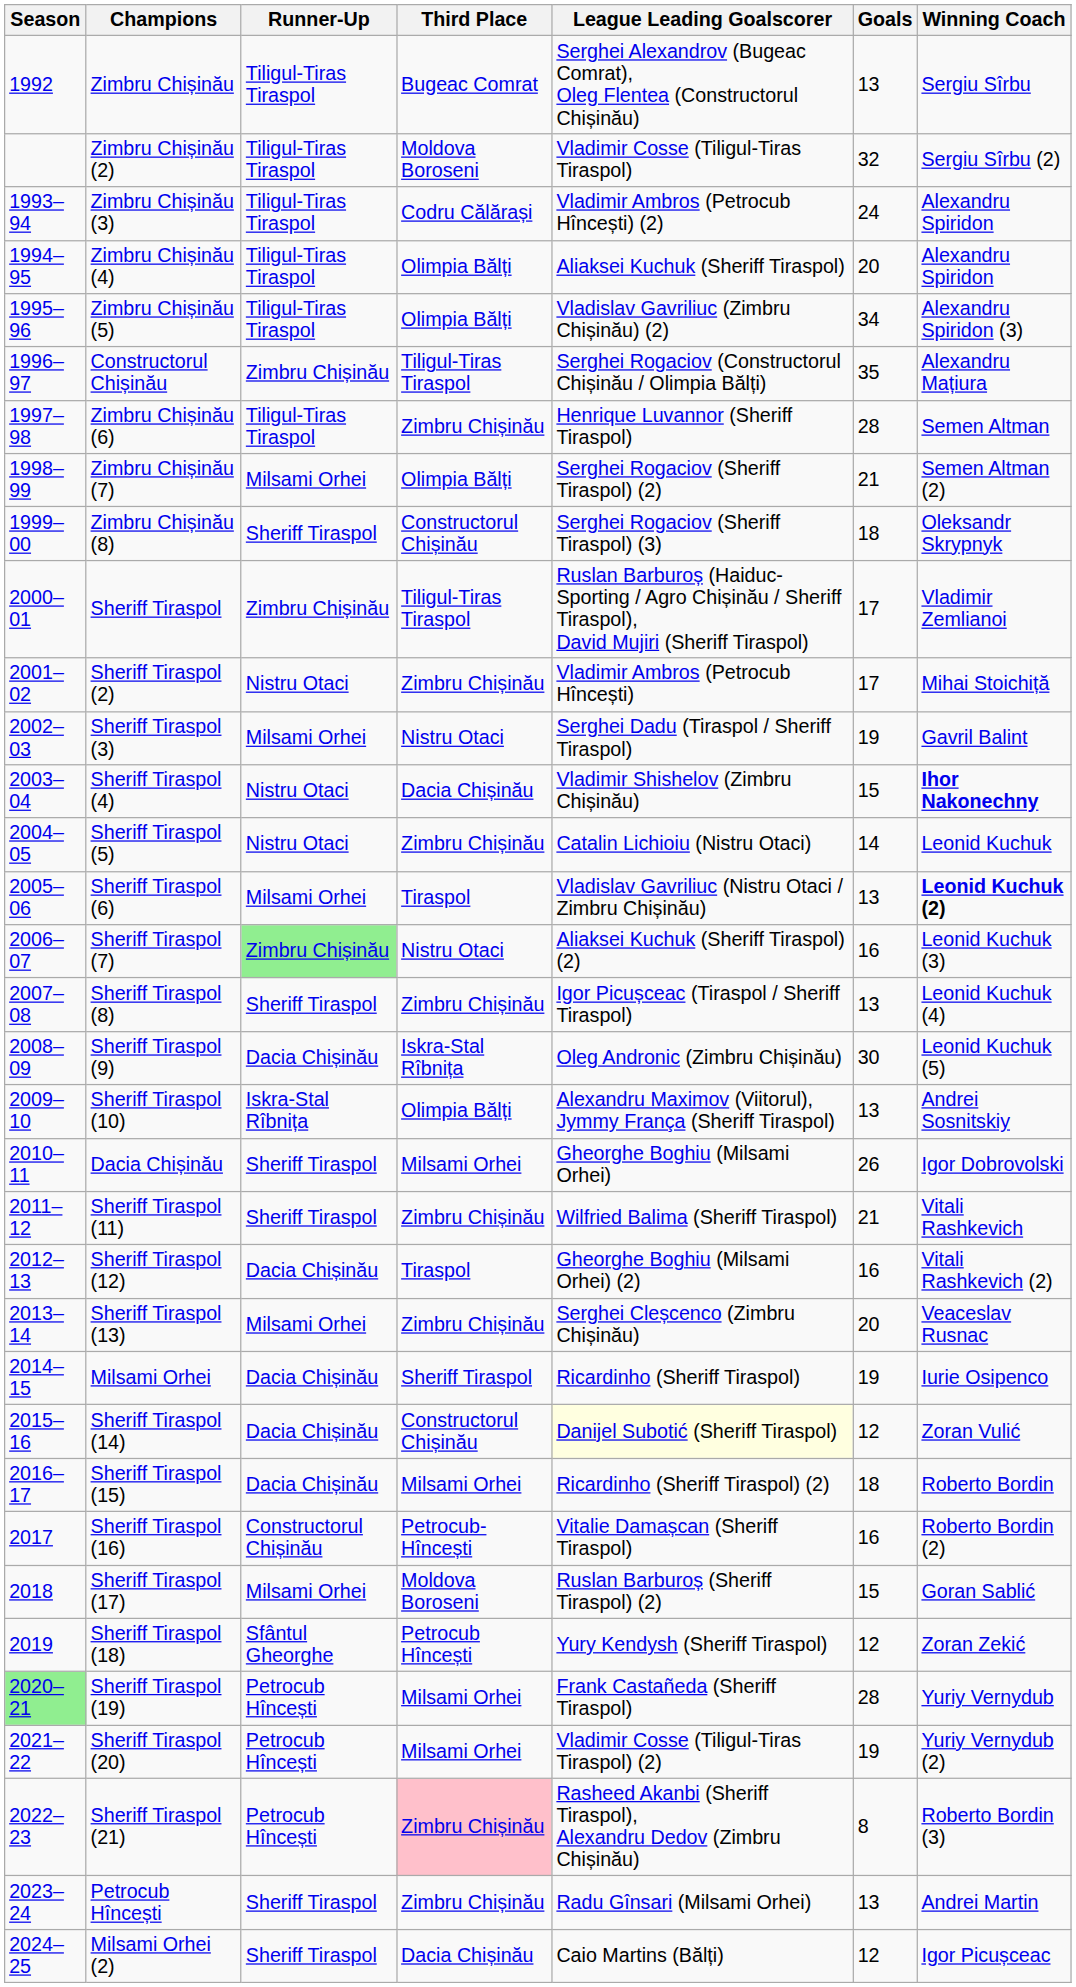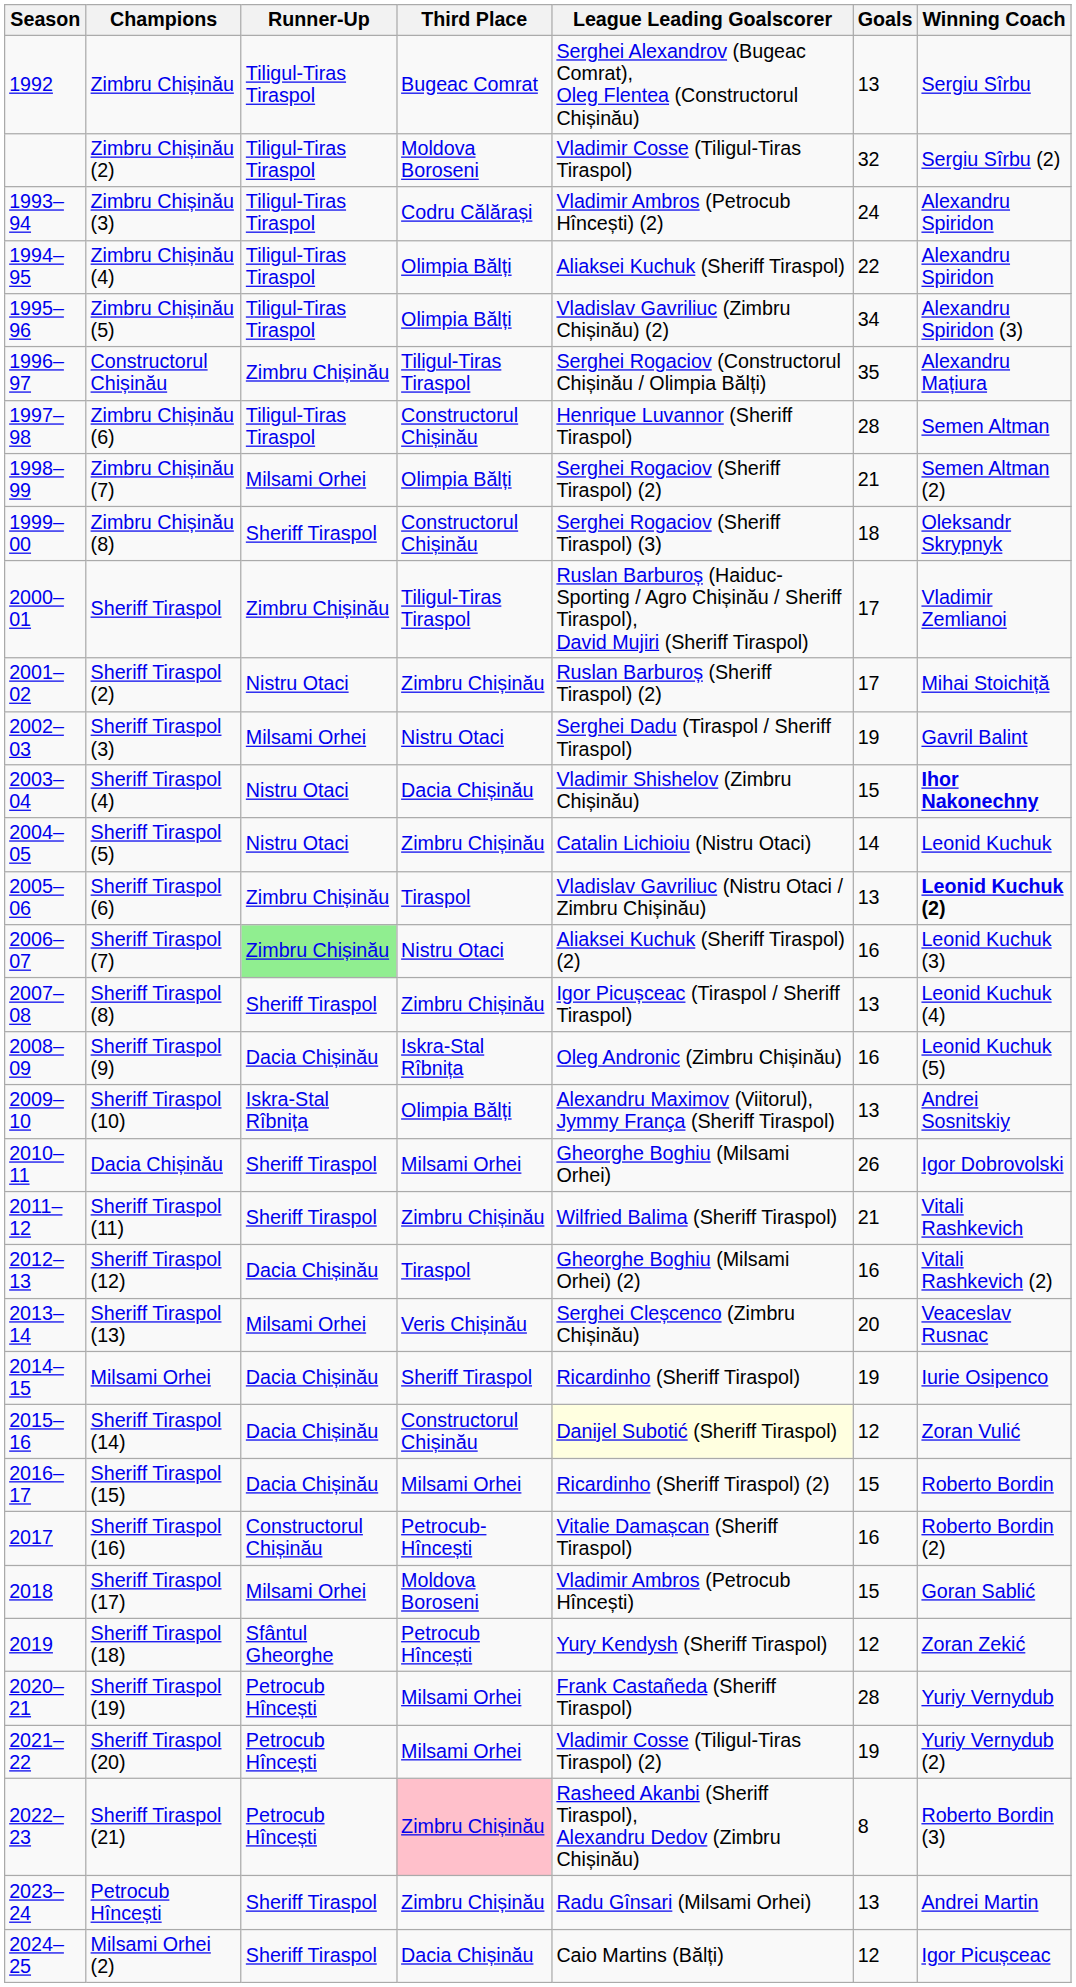(869, 266) 20 -> (869, 266) 22
(473, 426) Zimbru Chișinău -> (460, 426) Constructorul Chișinău
(673, 684) Vladimir Ambros (Petrocub Hîncești) -> (664, 684) Ruslan Barburoș (Sheriff Tiraspol) (2)
(306, 897) Milsami Orhei -> (317, 897) Zimbru Chișinău
(869, 1057) 30 -> (869, 1057) 16
(473, 1324) Zimbru Chișinău -> (464, 1324) Veris Chișinău
(869, 1484) 18 -> (869, 1484) 15
(664, 1591) Ruslan Barburoș (Sheriff Tiraspol) (2) -> (673, 1591) Vladimir Ambros (Petrocub Hîncești)
(37, 1698) lightgreen background -> (37, 1698) no background
